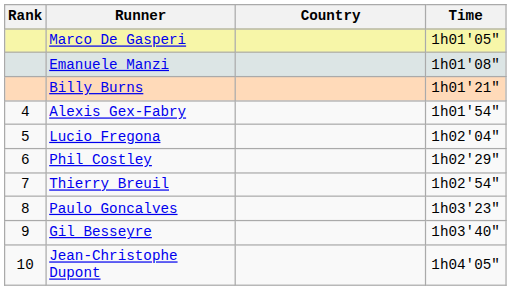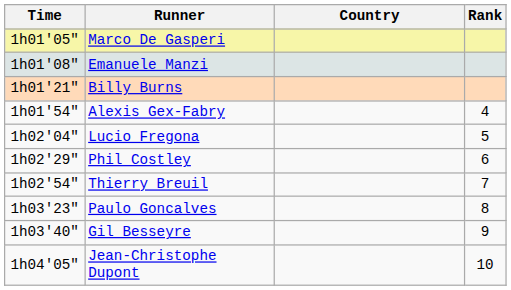columns swapped: (25, 16) <-> (466, 16)
